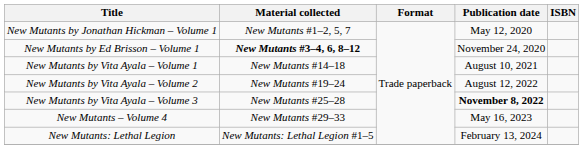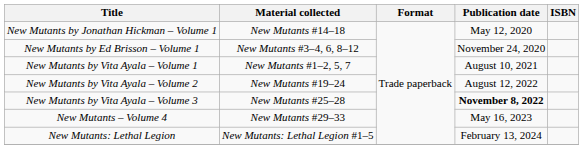(298, 30) New Mutants #1–2, 5, 7 -> (298, 30) New Mutants #14–18
(298, 48) bold -> (298, 48) normal
(298, 65) New Mutants #14–18 -> (298, 65) New Mutants #1–2, 5, 7
